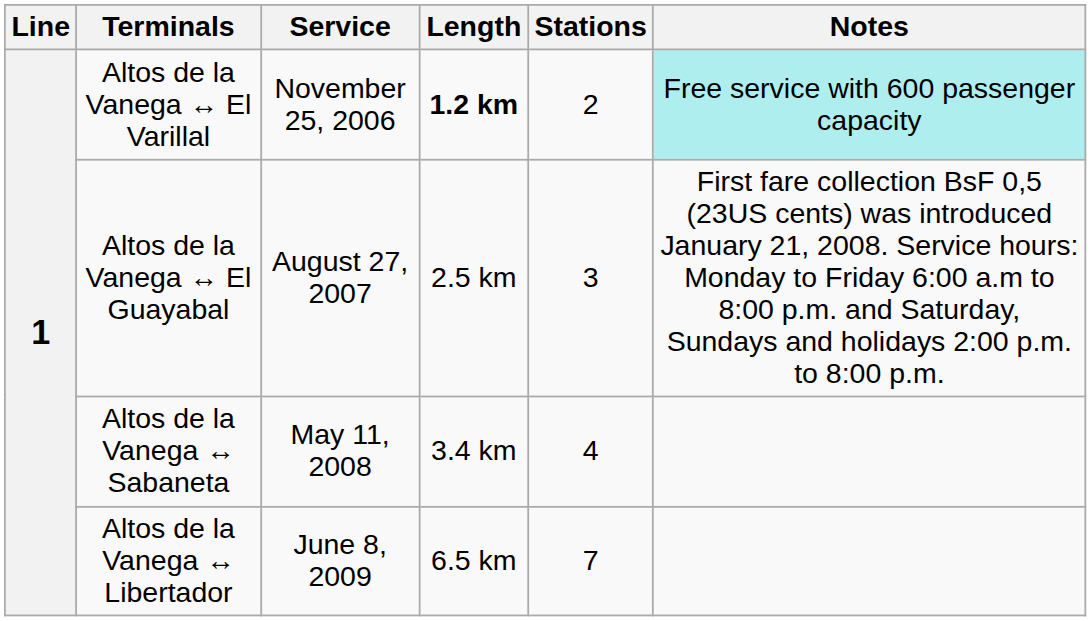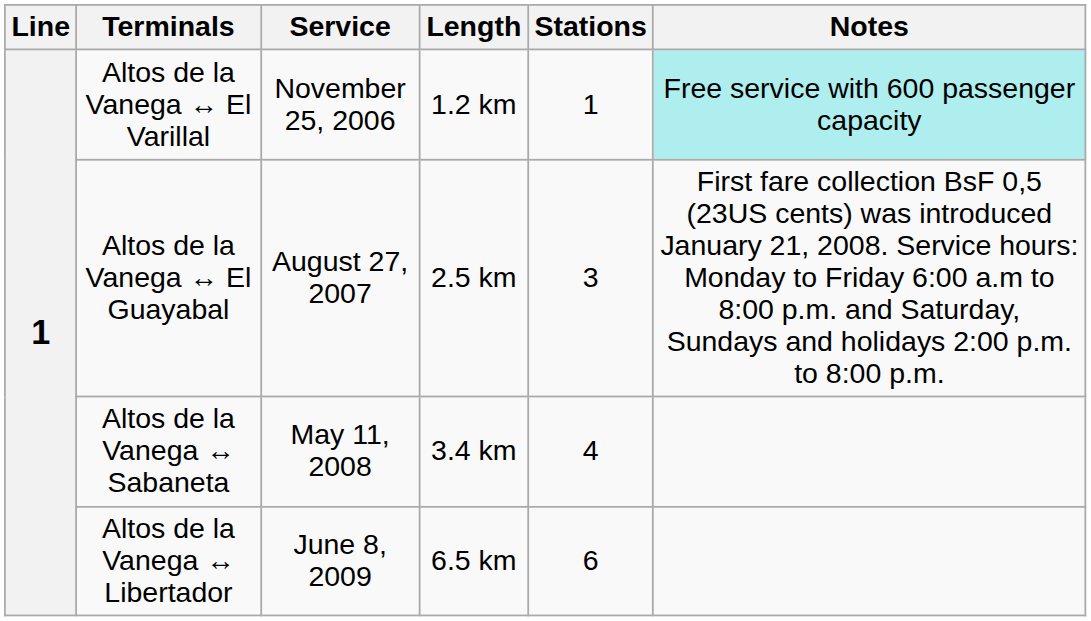(474, 104) bold -> (474, 104) normal
(591, 104) 2 -> (591, 104) 1
(591, 560) 7 -> (591, 560) 6
